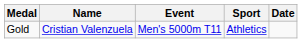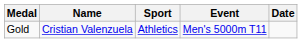columns swapped: (246, 13) <-> (180, 13)
